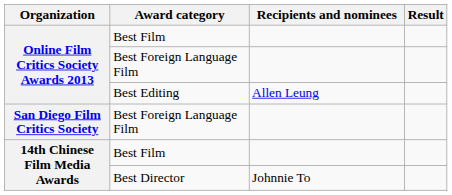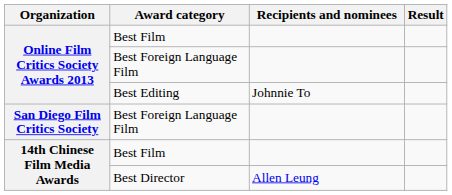(285, 93) Allen Leung -> (281, 93) Johnnie To
(281, 177) Johnnie To -> (285, 177) Allen Leung
